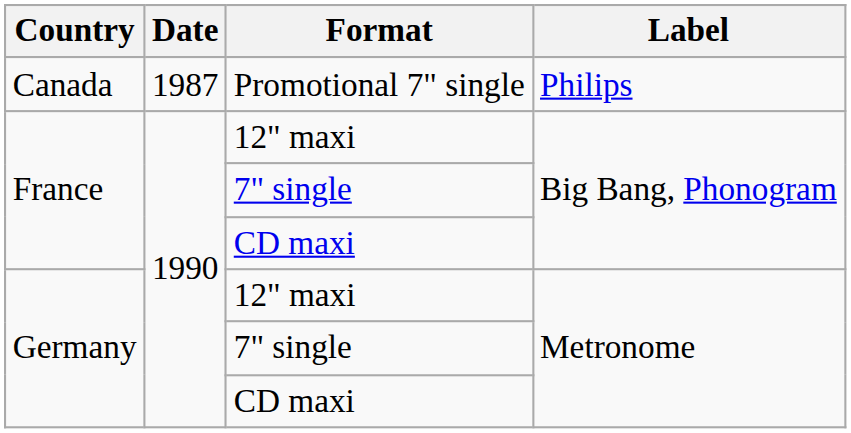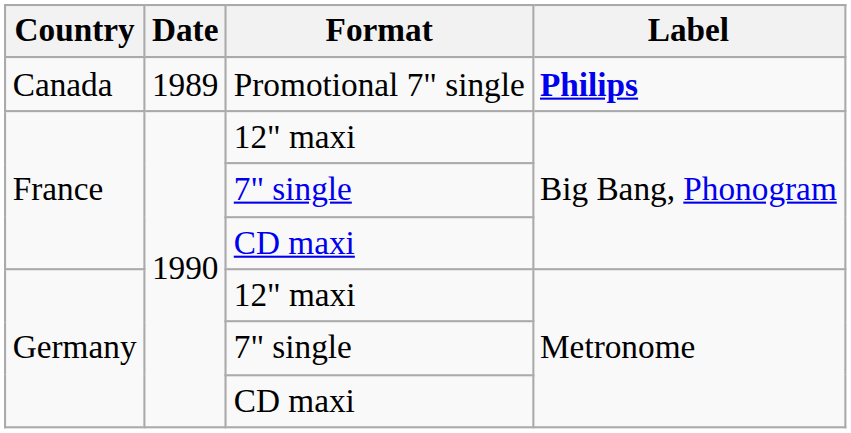(185, 83) 1987 -> (185, 83) 1989
(586, 83) normal -> (589, 83) bold
